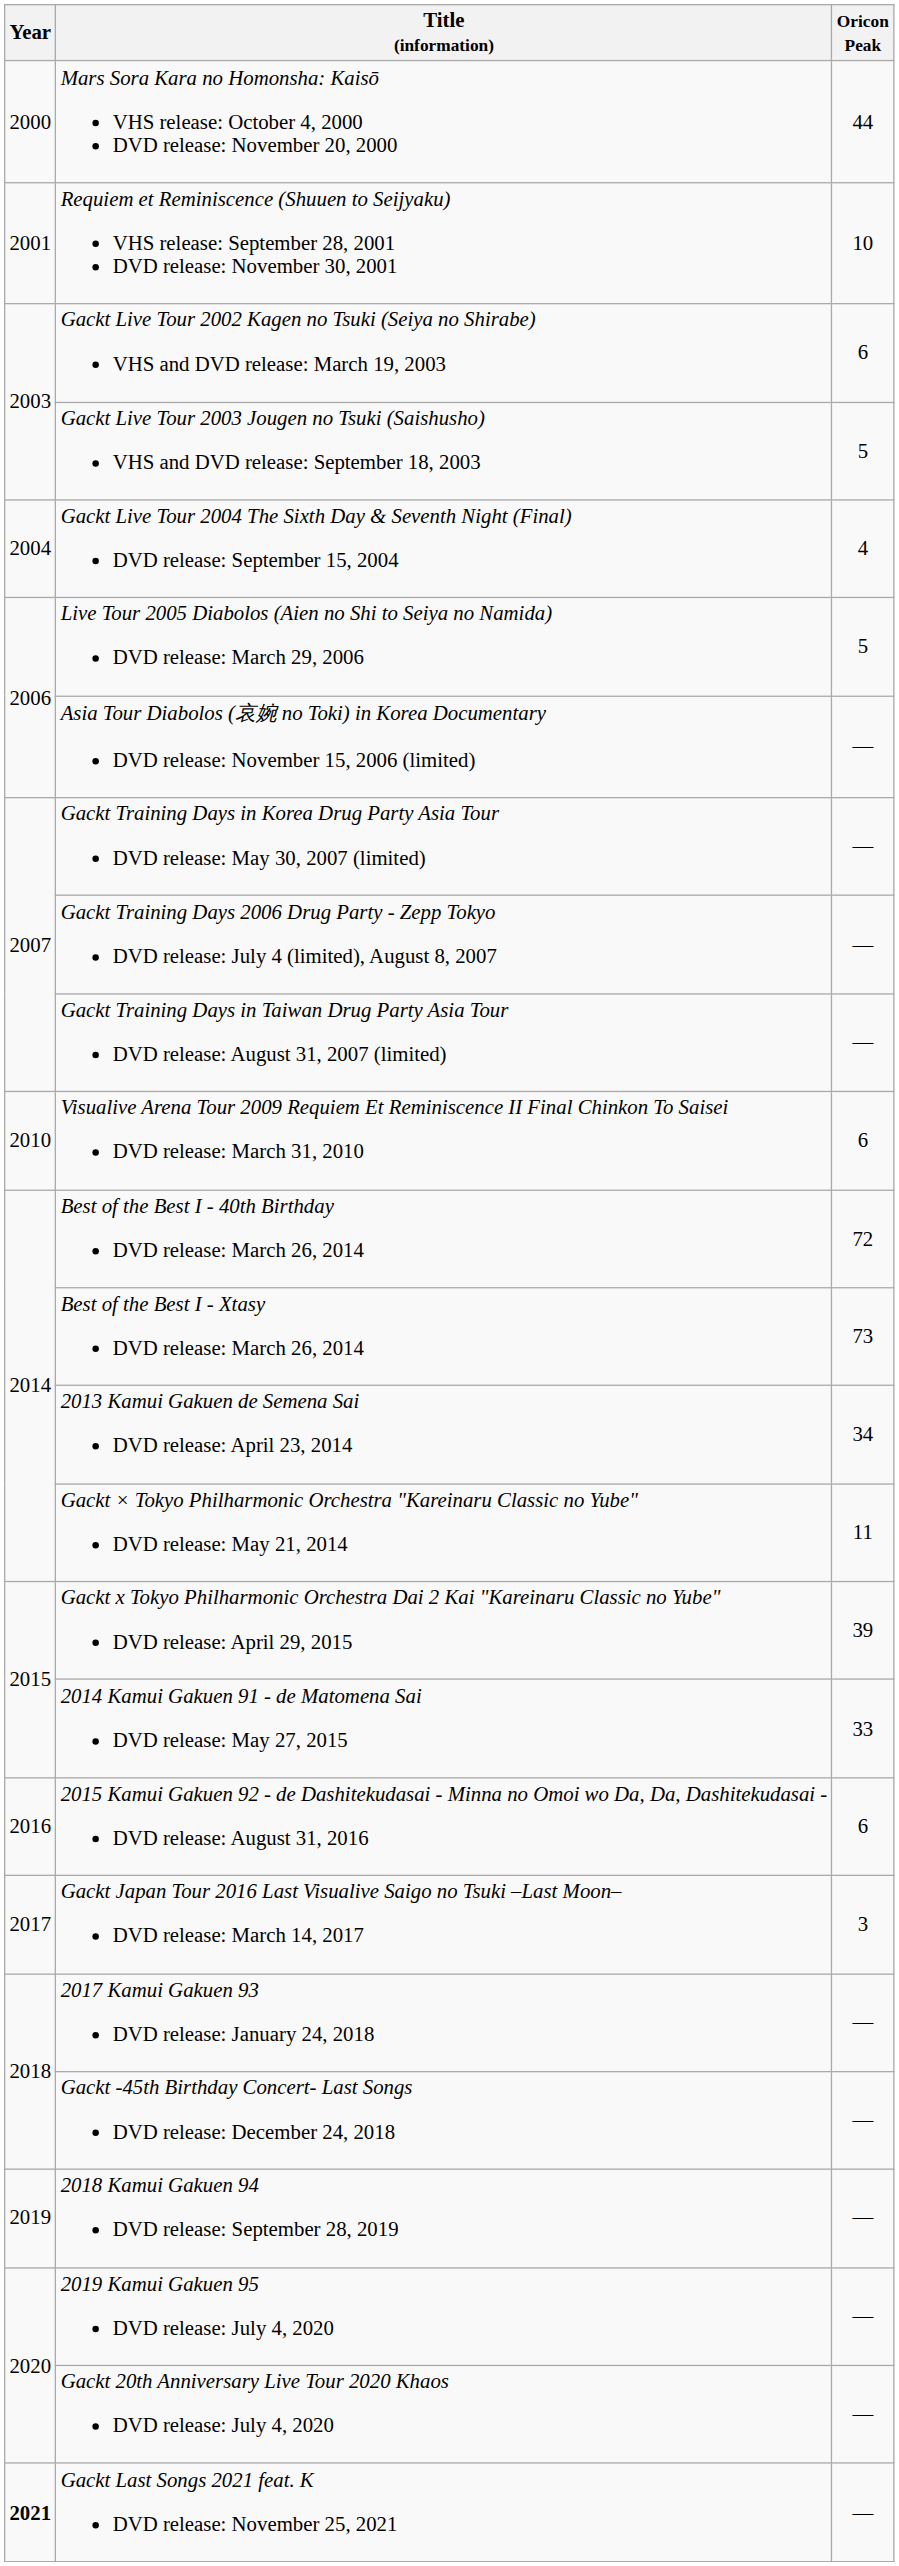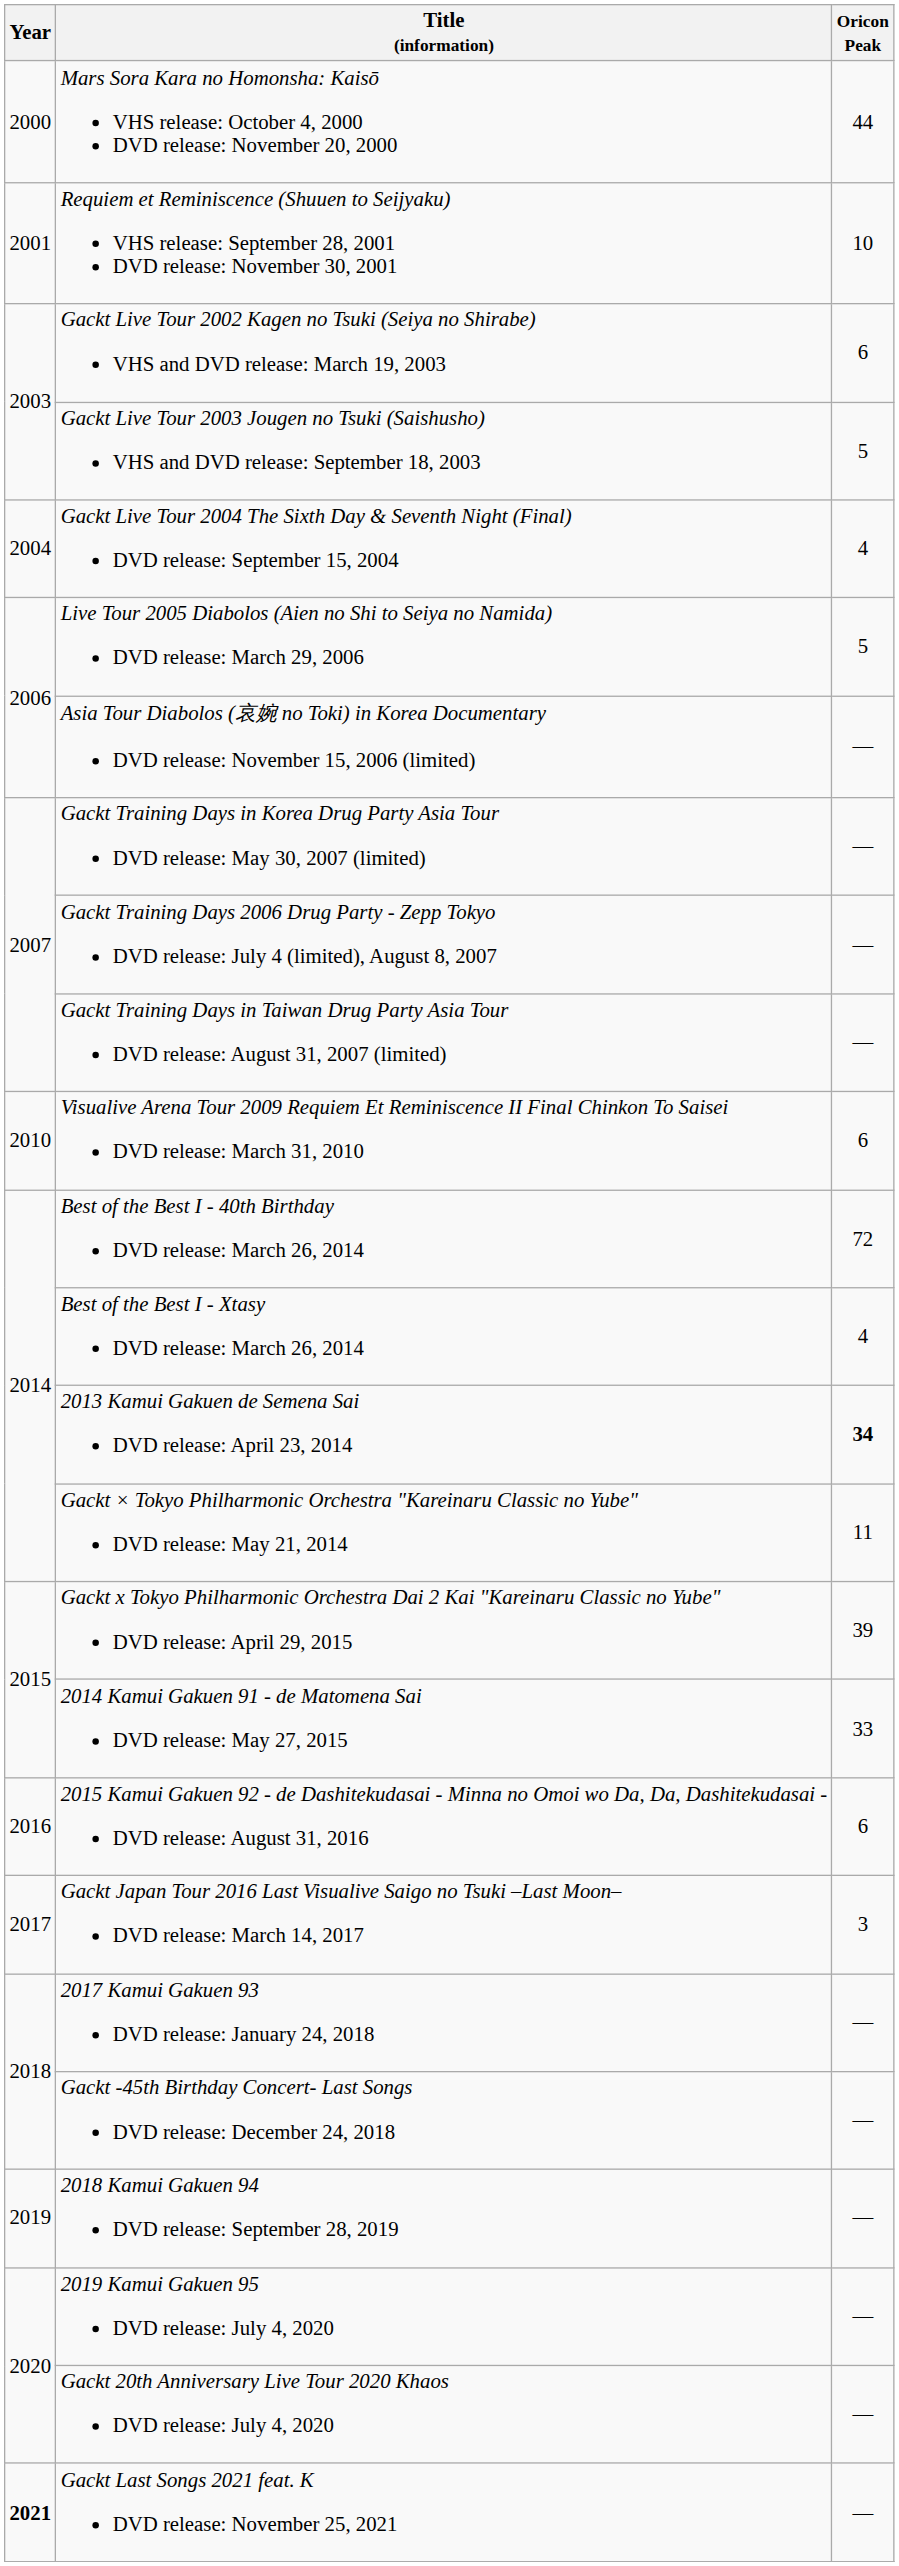(863, 1336) 73 -> (863, 1336) 4
(863, 1434) normal -> (863, 1434) bold
